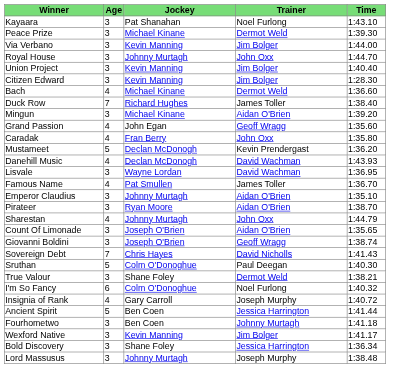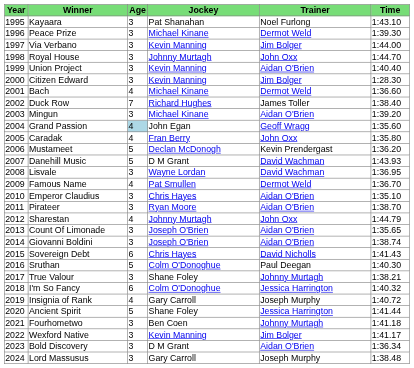+ column: (16, 10)
(257, 68) Jim Bolger -> (287, 68) Aidan O'Brien
(107, 126) no background -> (131, 126) lightblue background
(107, 161) 4 -> (131, 161) 5
(161, 161) Declan McDonogh -> (169, 161) D M Grant
(261, 184) James Toller -> (286, 184) Dermot Weld
(156, 196) Johnny Murtagh -> (172, 196) Chris Hayes
(261, 242) Geoff Wragg -> (287, 242) Aidan O'Brien
(107, 253) 7 -> (131, 253) 6
(262, 277) Dermot Weld -> (292, 277) Johnny Murtagh
(262, 288) Noel Furlong -> (297, 288) Jessica Harrington
(144, 311) Ben Coen -> (173, 311) Shane Foley
(149, 346) Shane Foley -> (169, 346) D M Grant
(273, 346) Jessica Harrington -> (287, 346) Aidan O'Brien
(156, 358) Johnny Murtagh -> (172, 358) Gary Carroll
